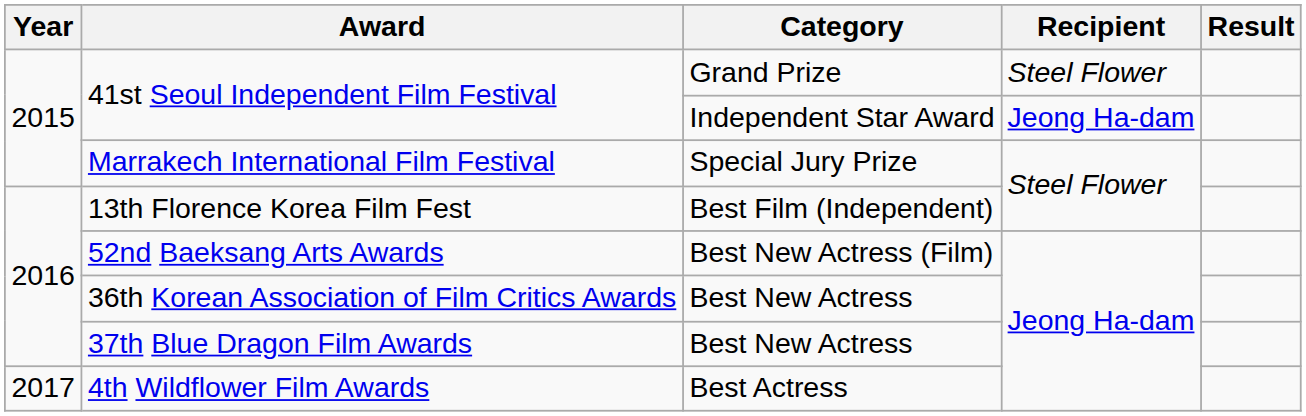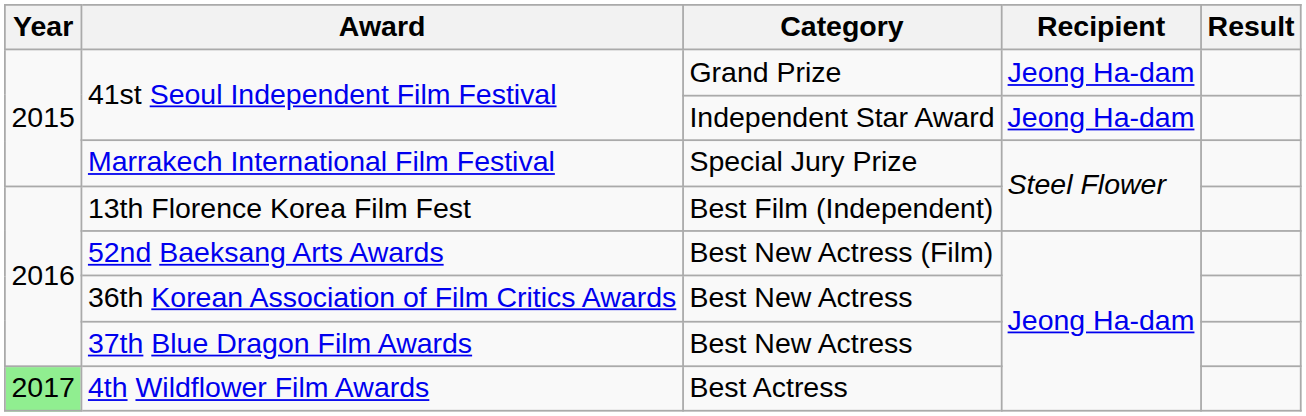(1087, 72) Steel Flower -> (1101, 72) Jeong Ha-dam
(43, 388) no background -> (43, 388) lightgreen background
